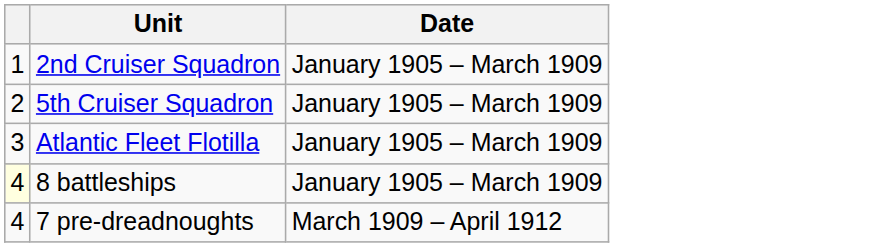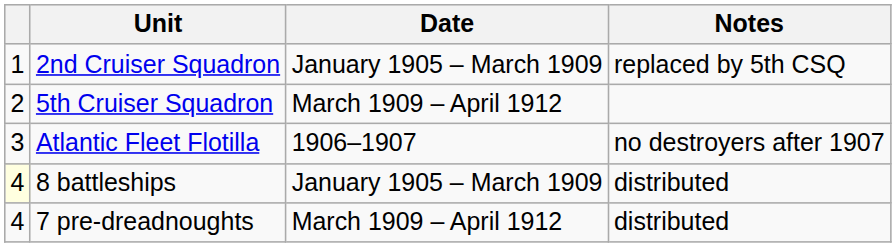+ column: (749, 24)
(447, 103) January 1905 – March 1909 -> (427, 103) March 1909 – April 1912
(447, 143) January 1905 – March 1909 -> (354, 143) 1906–1907
